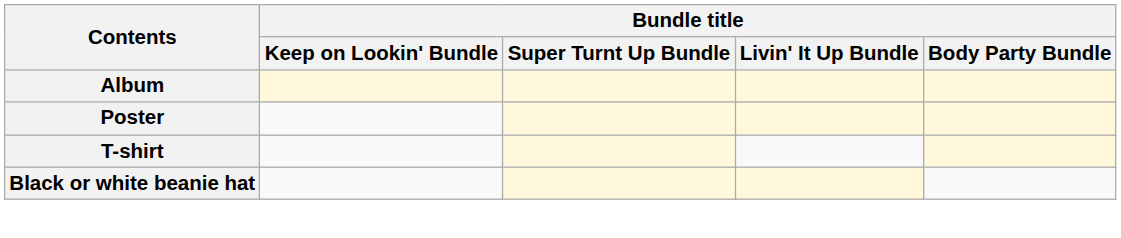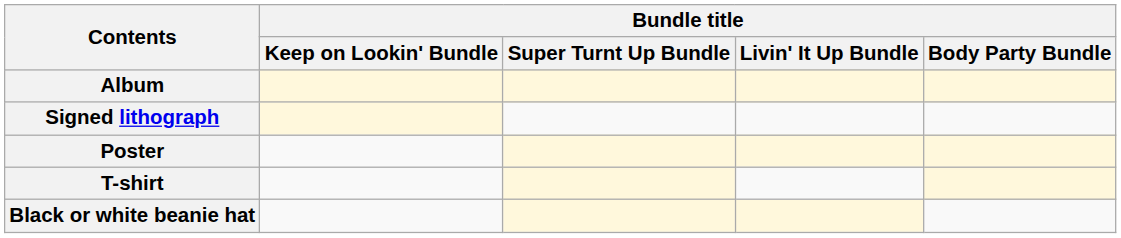+ row: (132, 118)
